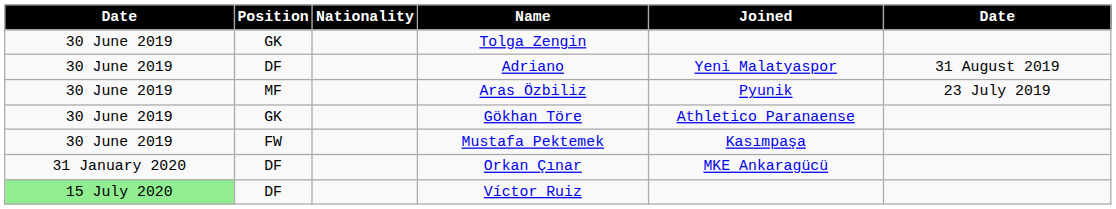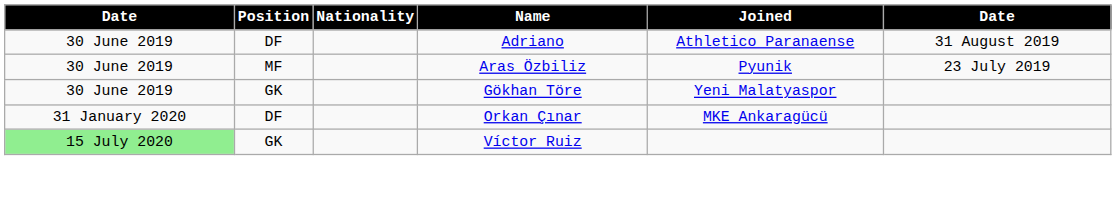- row: (533, 42)
(766, 67) Yeni Malatyaspor -> (765, 42) Athletico Paranaense
(766, 117) Athletico Paranaense -> (765, 92) Yeni Malatyaspor
- row: (533, 142)
(273, 192) DF -> (273, 142) GK
